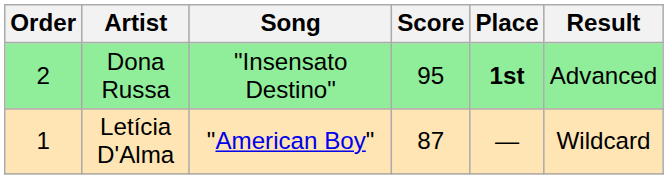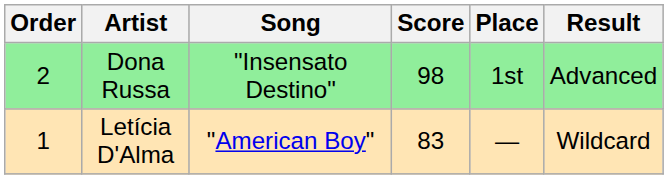(431, 75) 95 -> (431, 75) 98
(507, 75) bold -> (507, 75) normal
(431, 141) 87 -> (431, 141) 83
